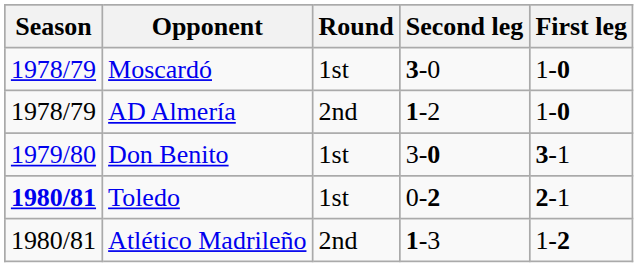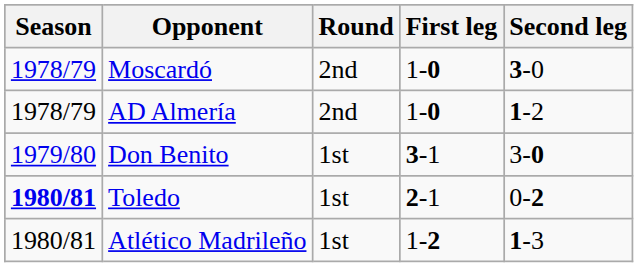columns swapped: (581, 26) <-> (464, 26)
(334, 68) 1st -> (338, 68) 2nd
(338, 240) 2nd -> (334, 240) 1st
